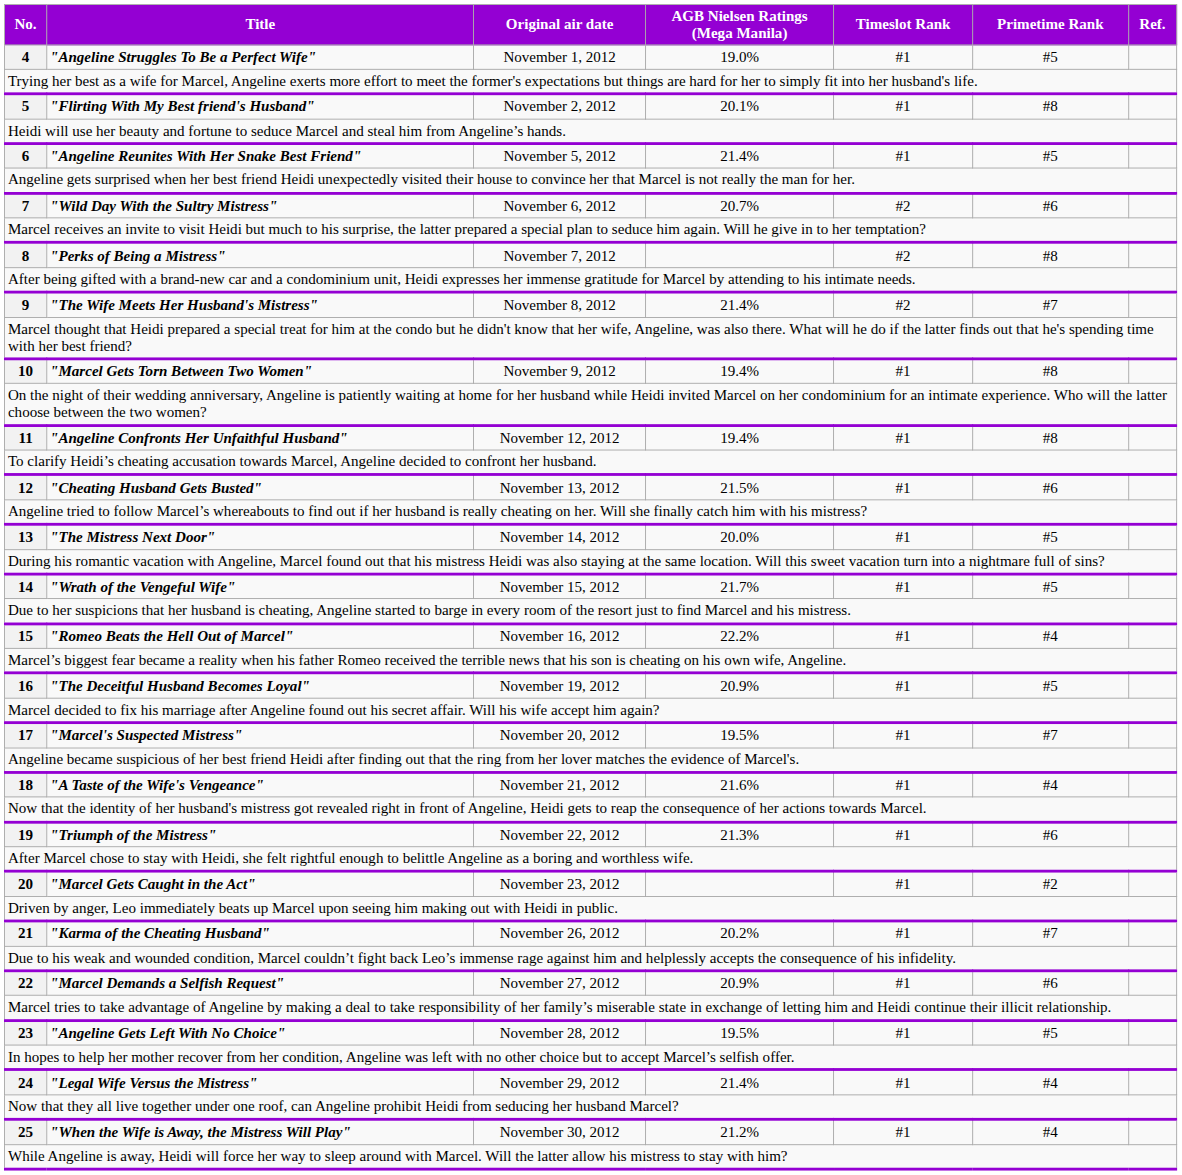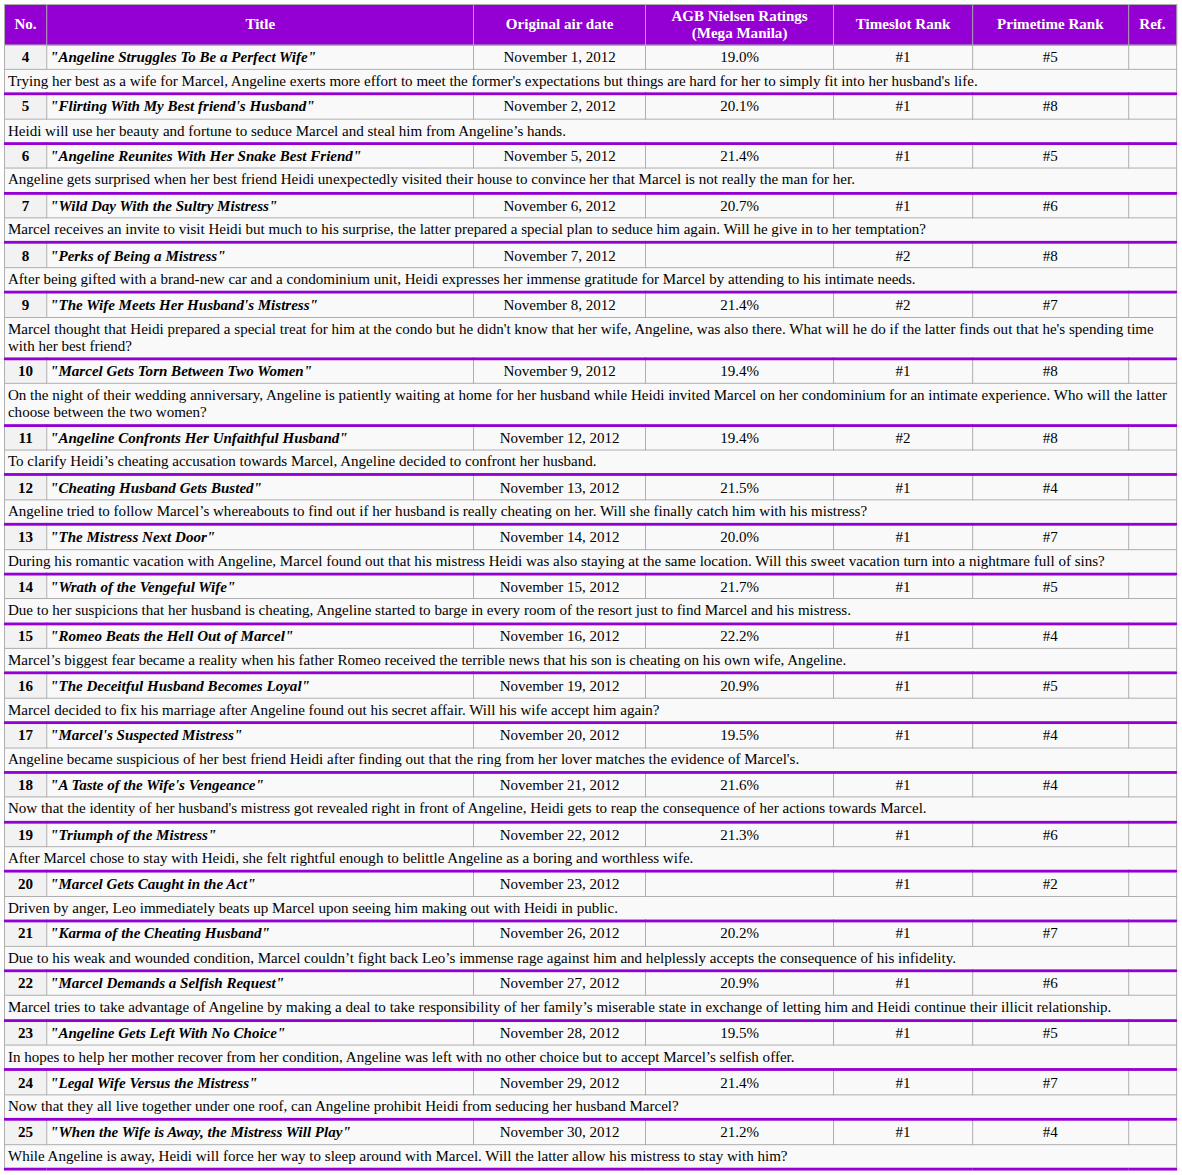(903, 205) #2 -> (903, 205) #1
(903, 438) #1 -> (903, 438) #2
(1050, 487) #6 -> (1050, 487) #4
(1050, 537) #5 -> (1050, 537) #7
(1050, 735) #7 -> (1050, 735) #4
(1050, 1082) #4 -> (1050, 1082) #7
